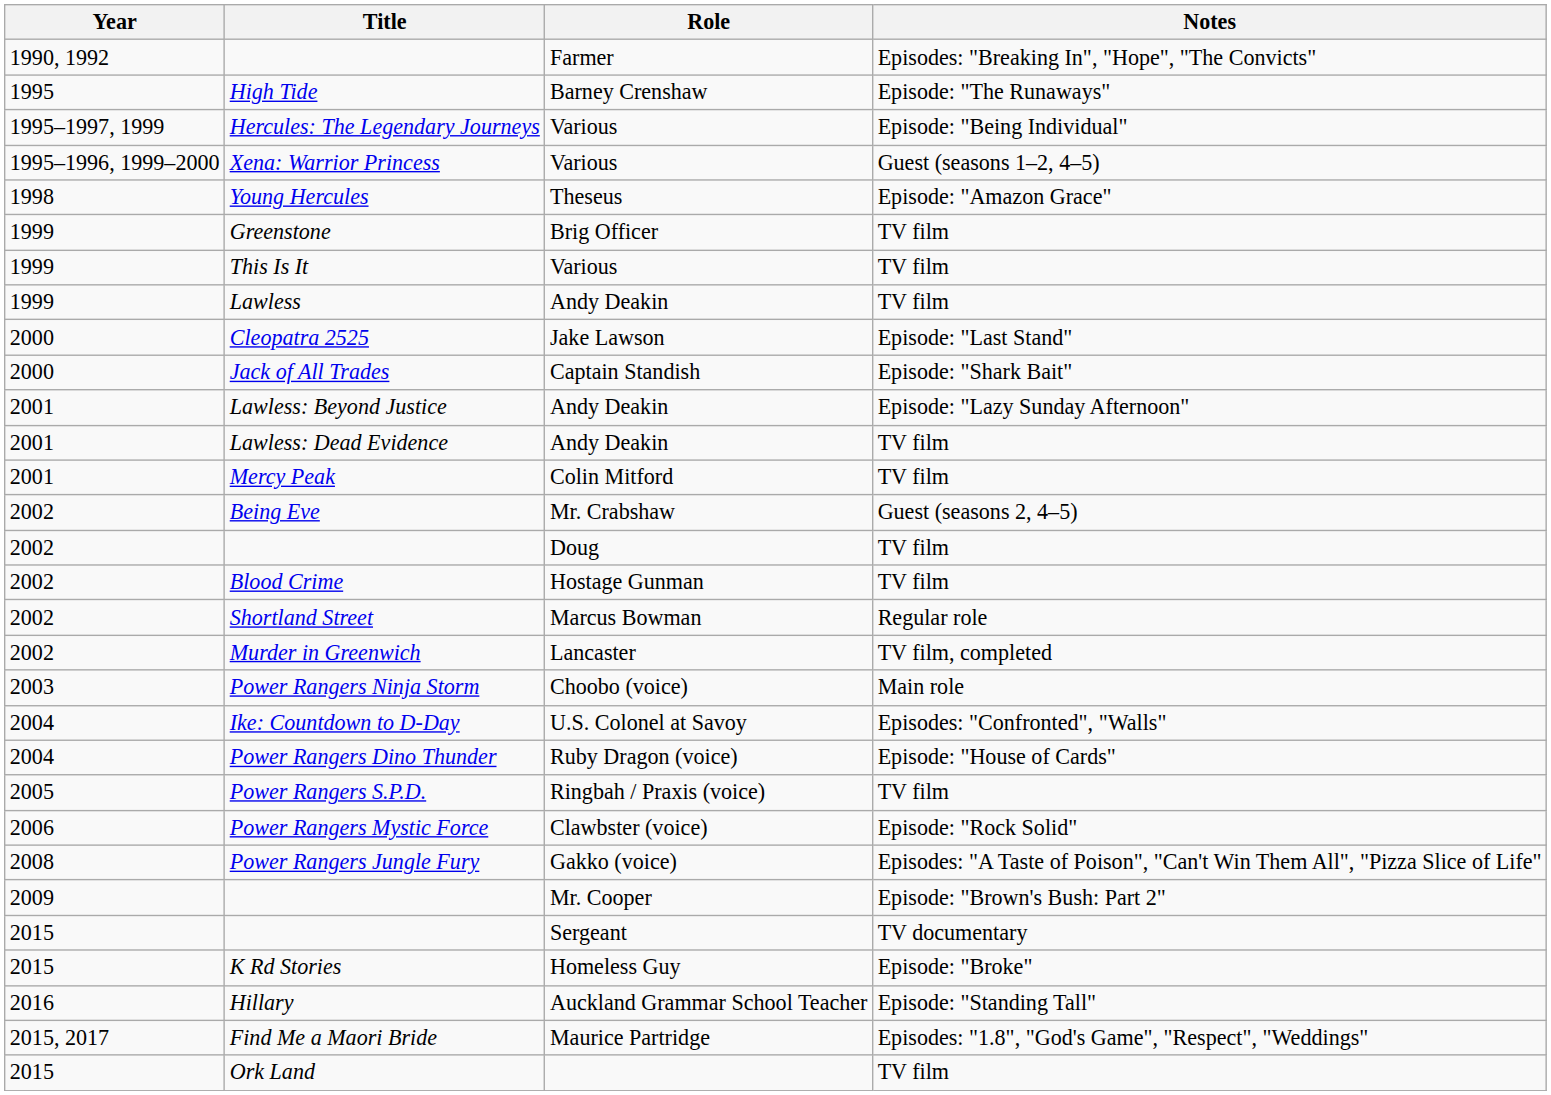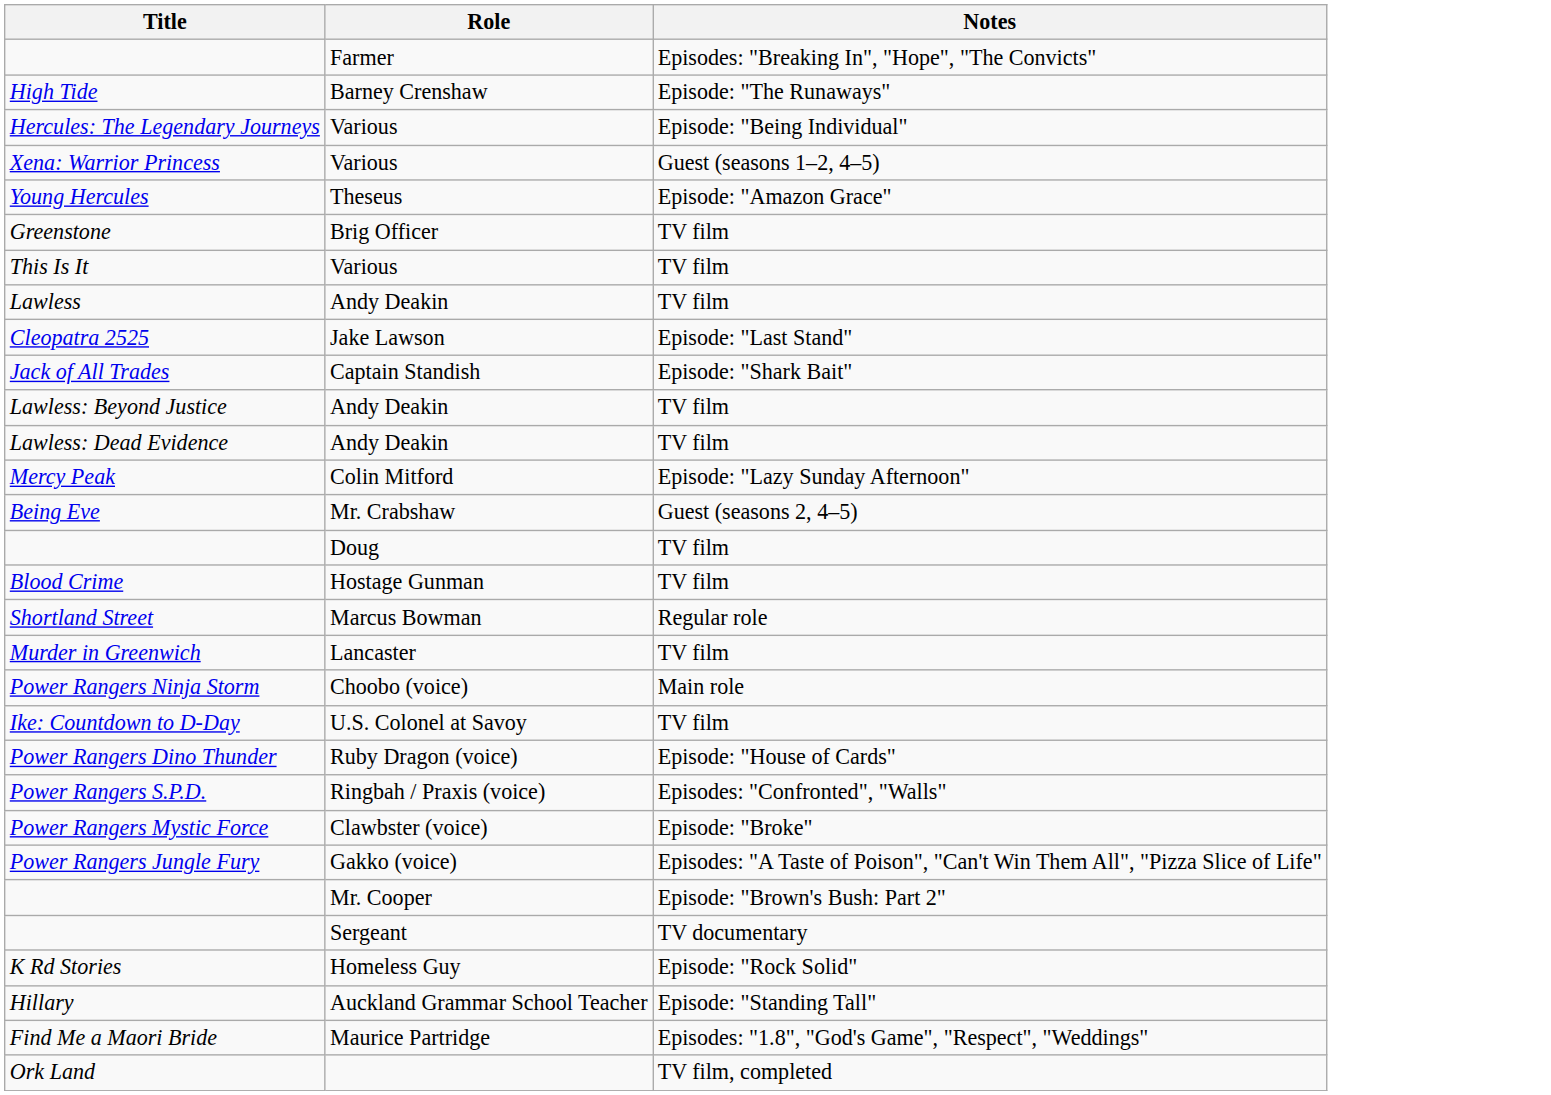- column: (115, 22)
(1034, 407) Episode: "Lazy Sunday Afternoon" -> (693, 407) TV film
(913, 477) TV film -> (814, 477) Episode: "Lazy Sunday Afternoon"
(965, 652) TV film, completed -> (693, 652) TV film
(1022, 722) Episodes: "Confronted", "Walls" -> (693, 722) TV film
(913, 792) TV film -> (802, 792) Episodes: "Confronted", "Walls"
(977, 827) Episode: "Rock Solid" -> (735, 827) Episode: "Broke"
(955, 967) Episode: "Broke" -> (757, 967) Episode: "Rock Solid"
(913, 1072) TV film -> (745, 1072) TV film, completed
